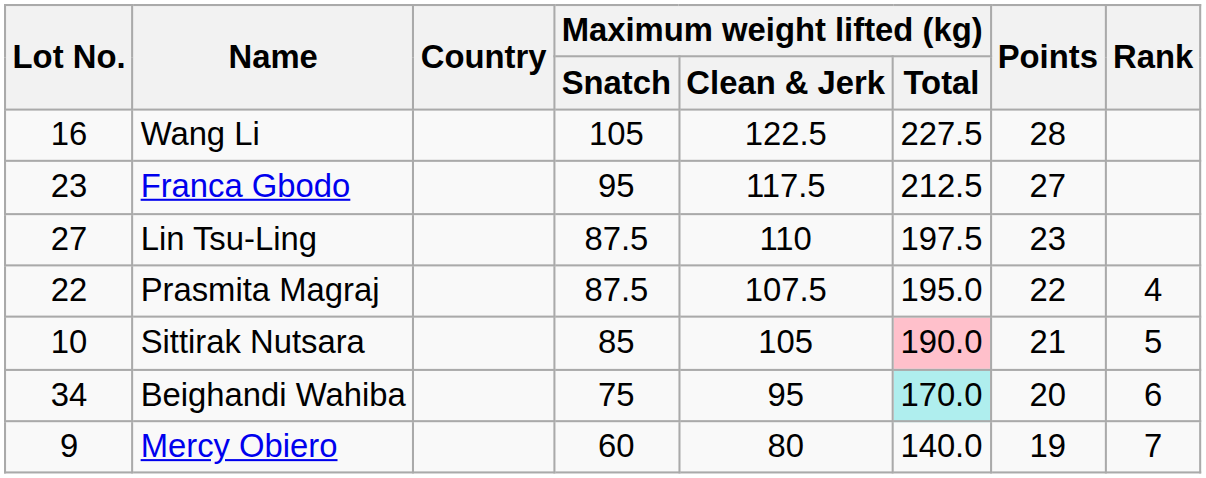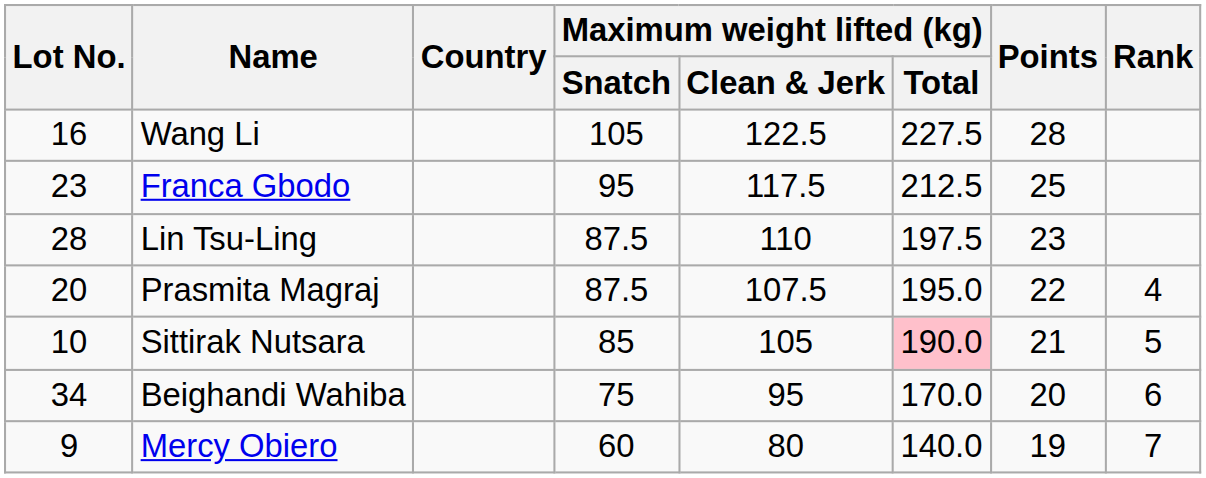(1048, 186) 27 -> (1048, 186) 25
(69, 238) 27 -> (69, 238) 28
(69, 290) 22 -> (69, 290) 20
(941, 394) paleturquoise background -> (941, 394) no background
